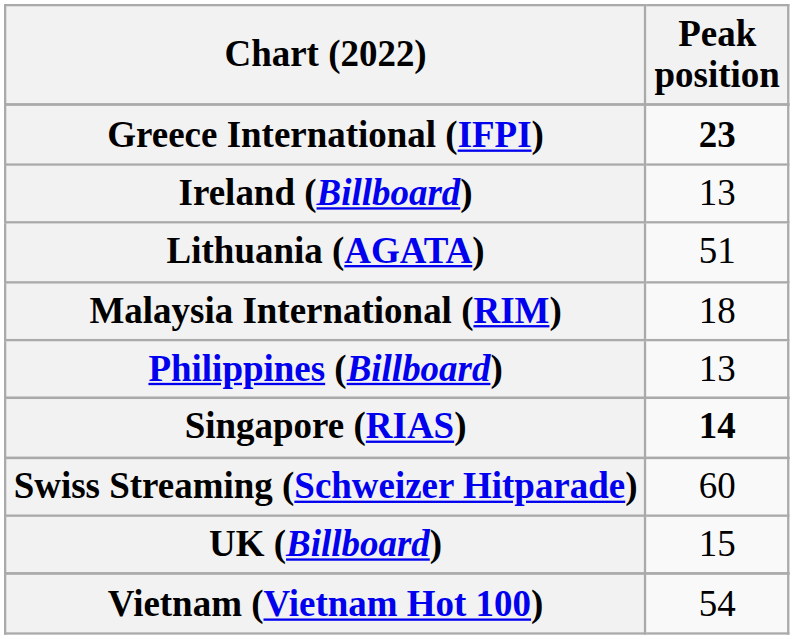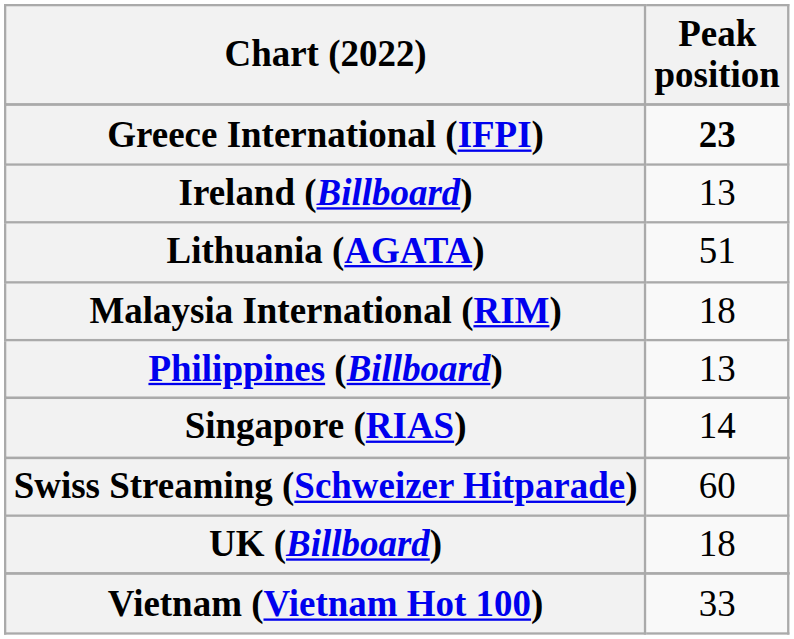(717, 427) bold -> (717, 427) normal
(717, 544) 15 -> (717, 544) 18
(717, 602) 54 -> (717, 602) 33
